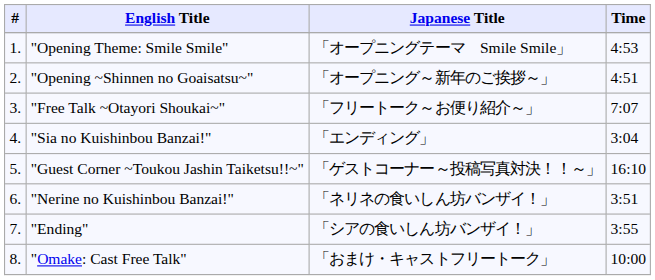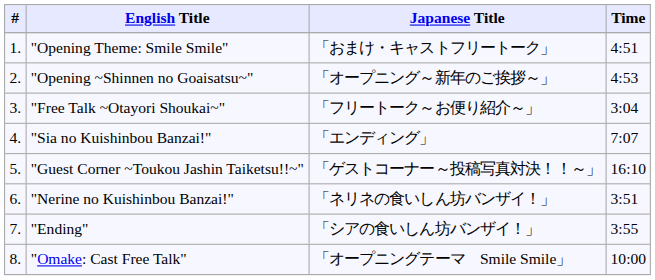(443, 48) 「オープニングテーマ Smile Smile」 -> (435, 48) 「おまけ・キャストフリートーク」
(624, 48) 4:53 -> (624, 48) 4:51
(624, 78) 4:51 -> (624, 78) 4:53
(624, 108) 7:07 -> (624, 108) 3:04
(624, 138) 3:04 -> (624, 138) 7:07
(435, 259) 「おまけ・キャストフリートーク」 -> (443, 259) 「オープニングテーマ Smile Smile」
